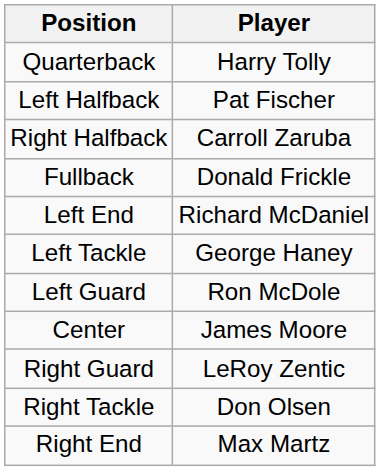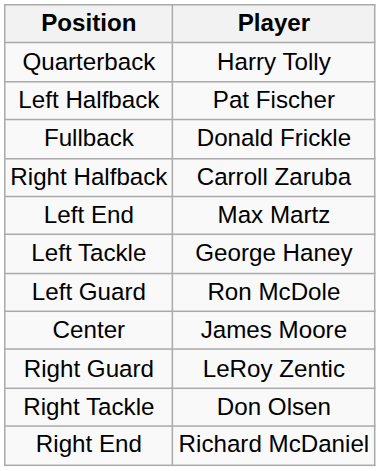rows swapped: (89, 138) <-> (89, 176)
(274, 215) Richard McDaniel -> (274, 215) Max Martz
(274, 445) Max Martz -> (274, 445) Richard McDaniel
